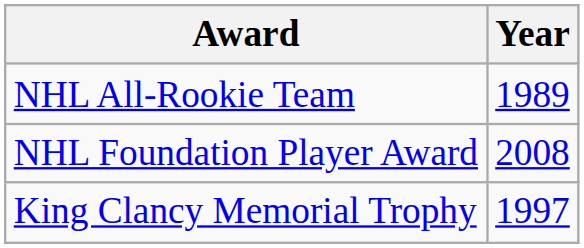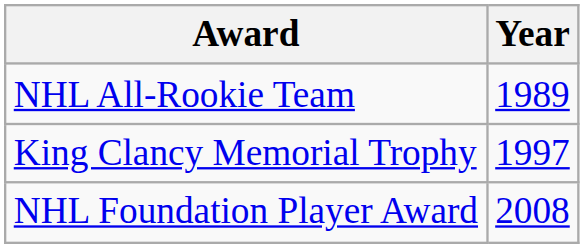rows swapped: (245, 211) <-> (246, 152)
